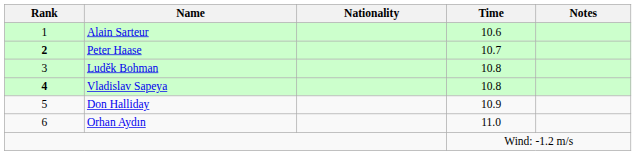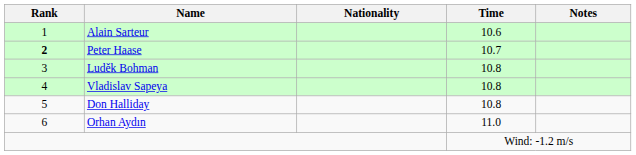(44, 86) bold -> (44, 86) normal
(491, 104) 10.9 -> (491, 104) 10.8
